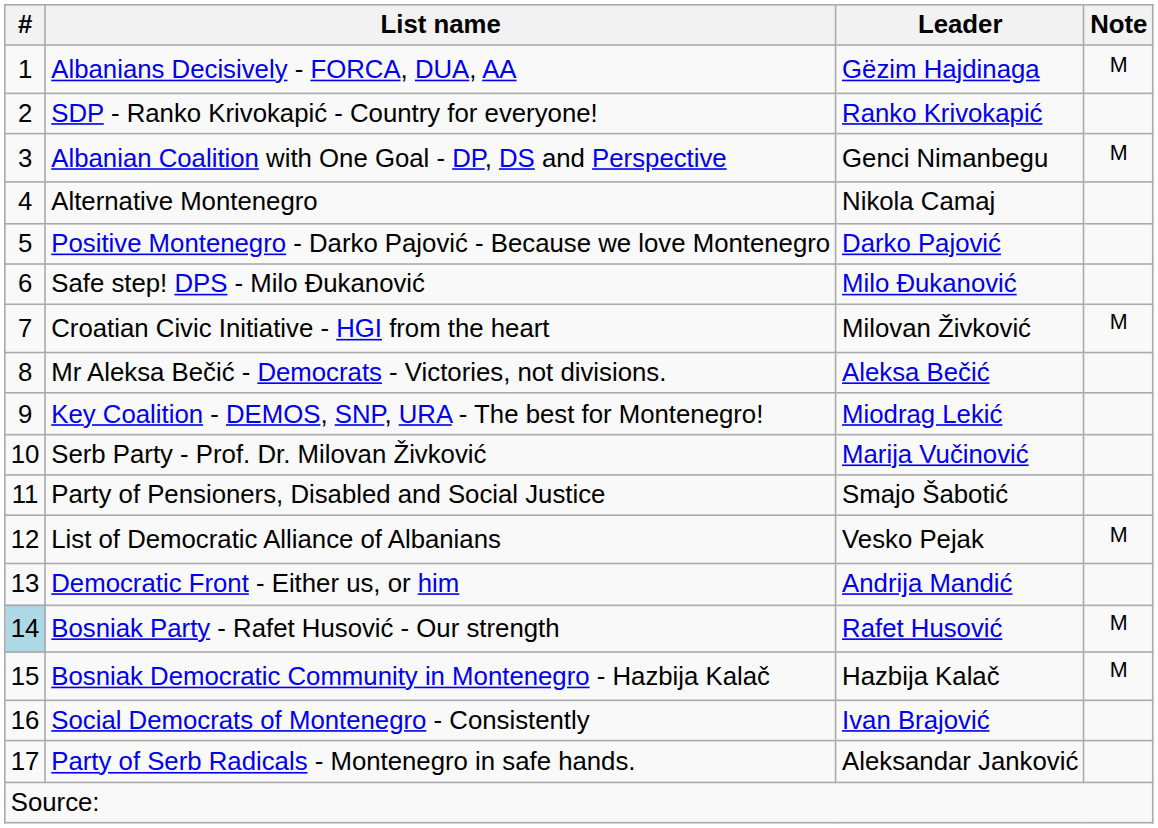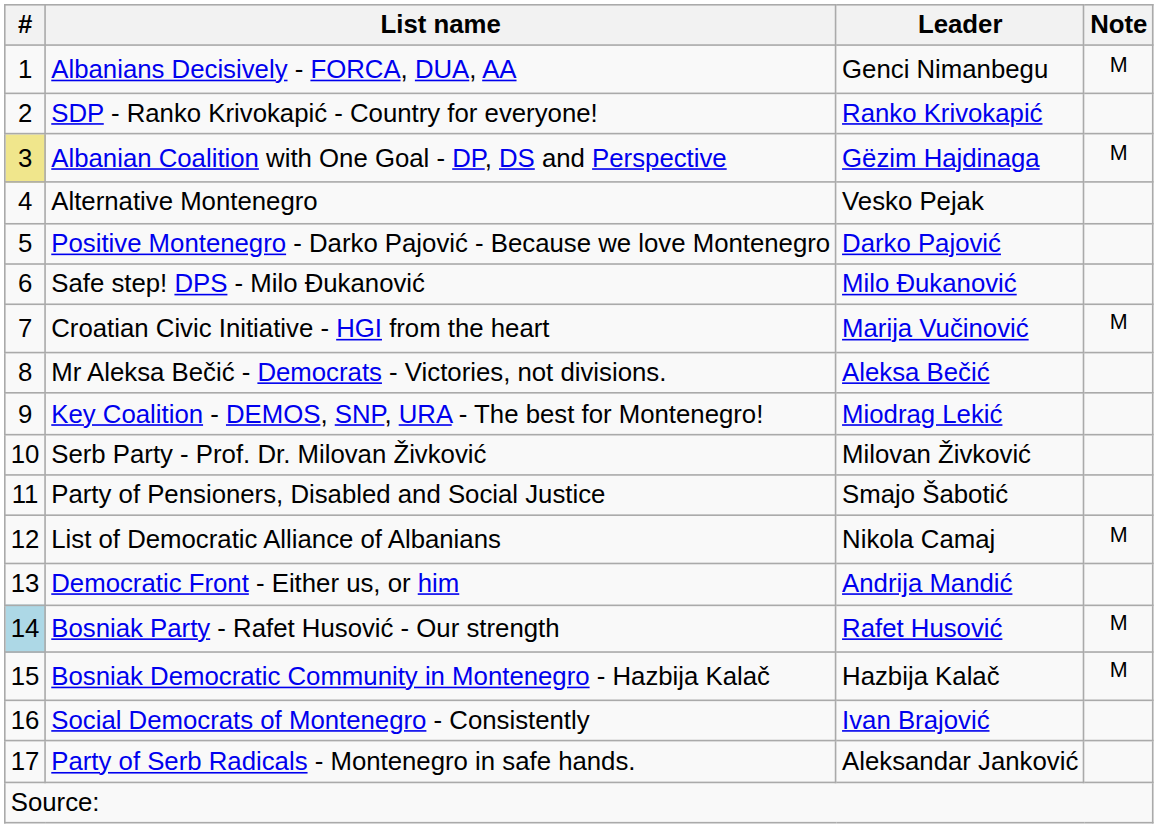(941, 69) Gëzim Hajdinaga -> (945, 69) Genci Nimanbegu
(25, 157) no background -> (25, 157) khaki background
(945, 157) Genci Nimanbegu -> (941, 157) Gëzim Hajdinaga
(919, 202) Nikola Camaj -> (913, 202) Vesko Pejak
(937, 328) Milovan Živković -> (935, 328) Marija Vučinović
(935, 454) Marija Vučinović -> (937, 454) Milovan Živković
(913, 539) Vesko Pejak -> (919, 539) Nikola Camaj
